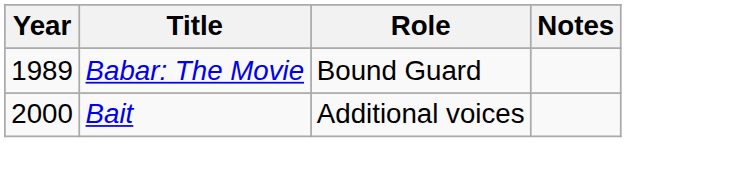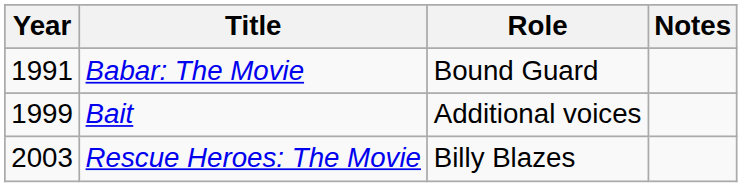(42, 70) 1989 -> (42, 70) 1991
(42, 114) 2000 -> (42, 114) 1999
+ row: (253, 158)
